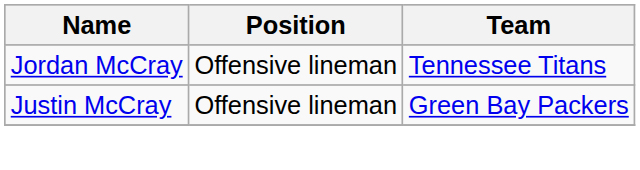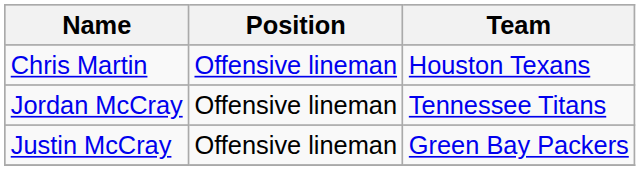+ row: (79, 65)
